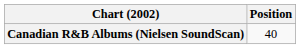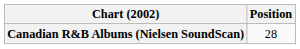(271, 33) 40 -> (271, 33) 28
